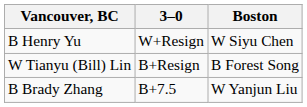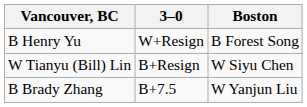(252, 41) W Siyu Chen -> (255, 41) B Forest Song
(255, 65) B Forest Song -> (252, 65) W Siyu Chen
